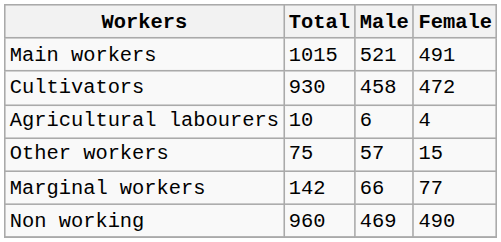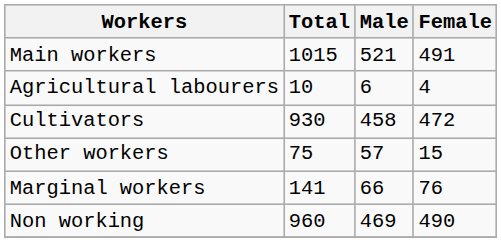rows swapped: (77, 88) <-> (144, 121)
(307, 188) 142 -> (307, 188) 141
(431, 188) 77 -> (431, 188) 76
